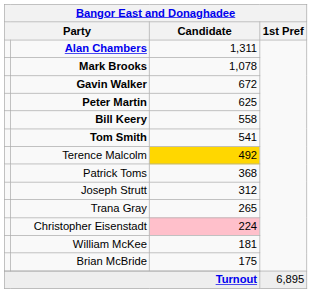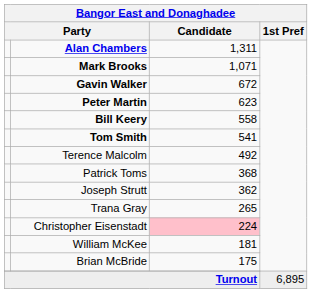(243, 66) 1,078 -> (243, 66) 1,071
(248, 102) 625 -> (248, 102) 623
(248, 155) gold background -> (248, 155) no background
(248, 191) 312 -> (248, 191) 362
